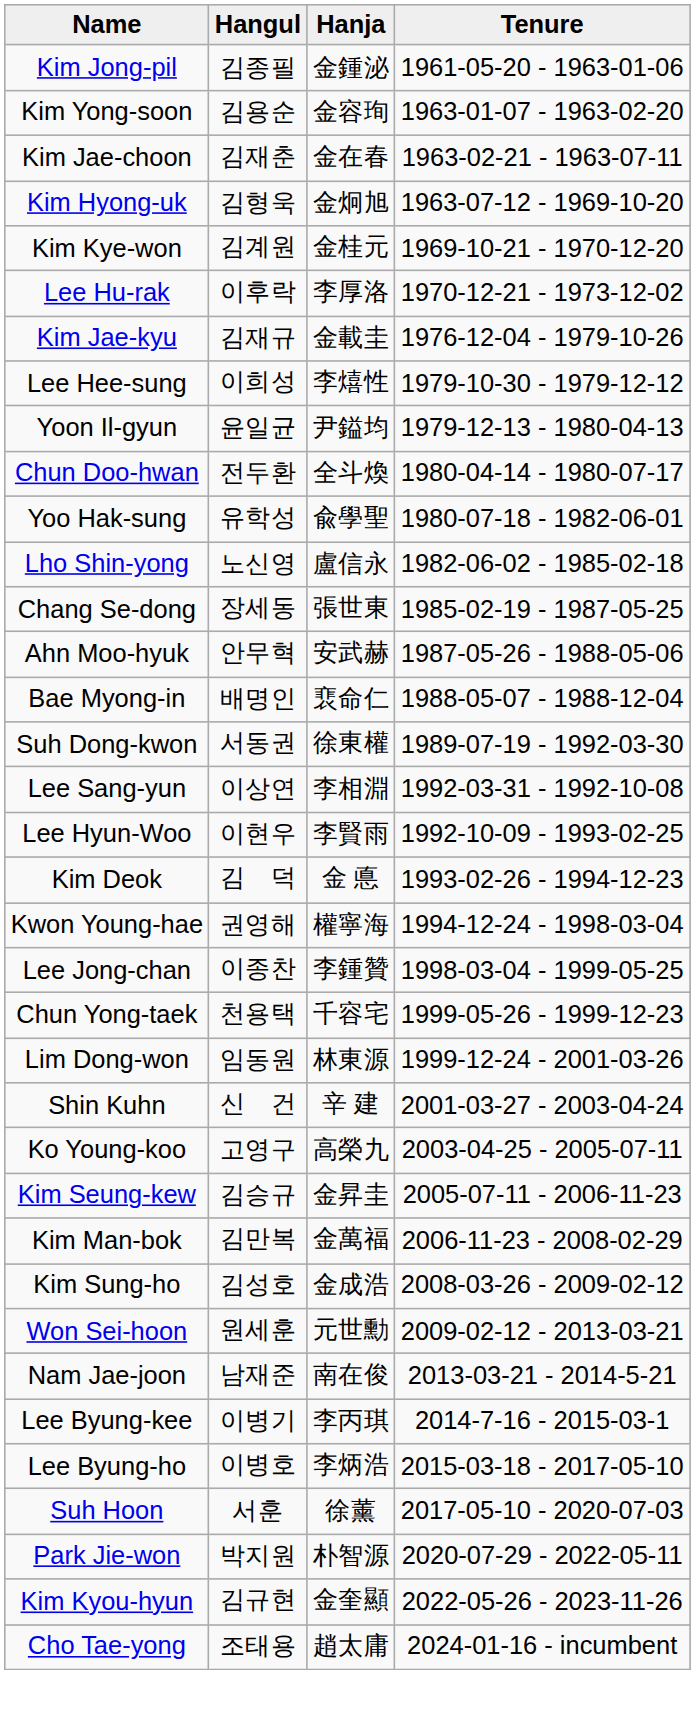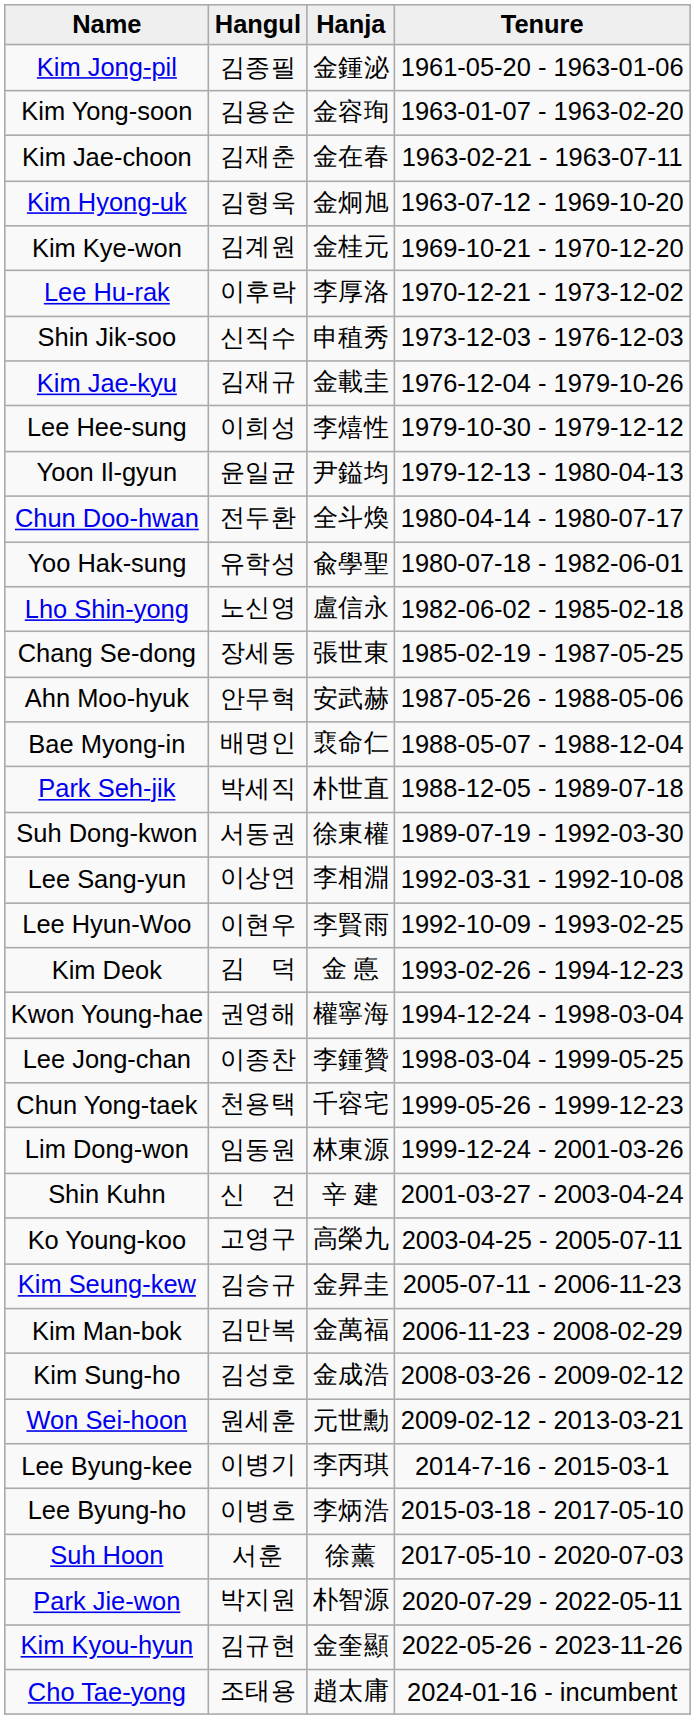+ row: (107, 338)
+ row: (107, 789)
- row: (107, 1375)
